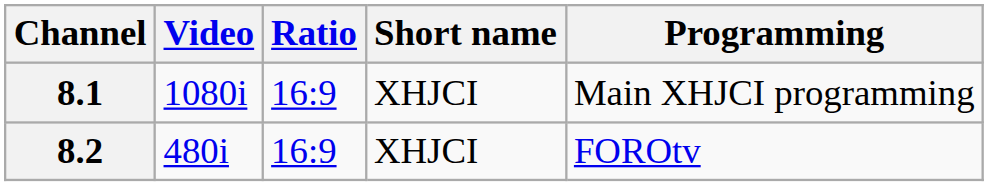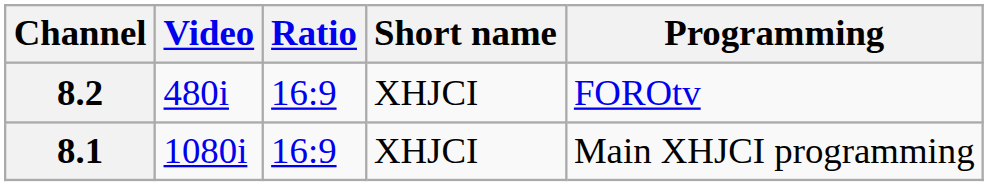rows swapped: (80, 92) <-> (80, 150)
